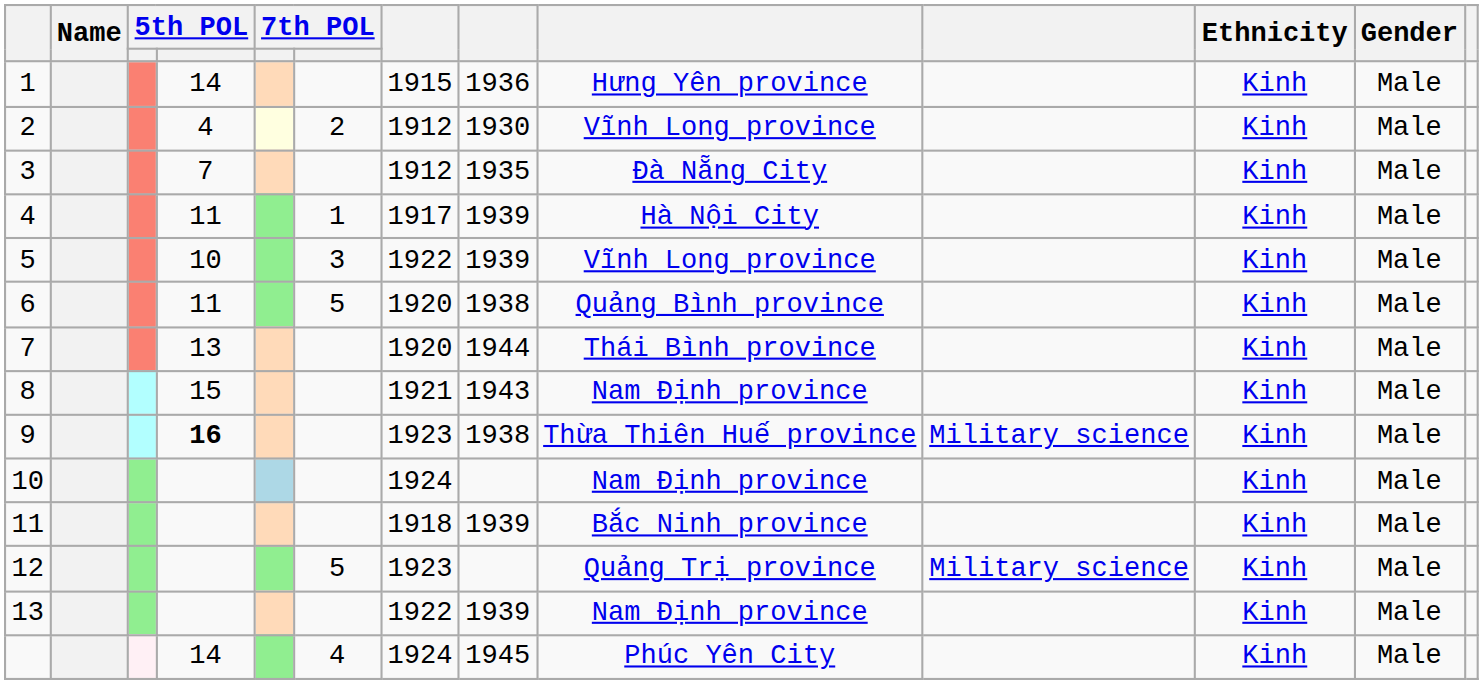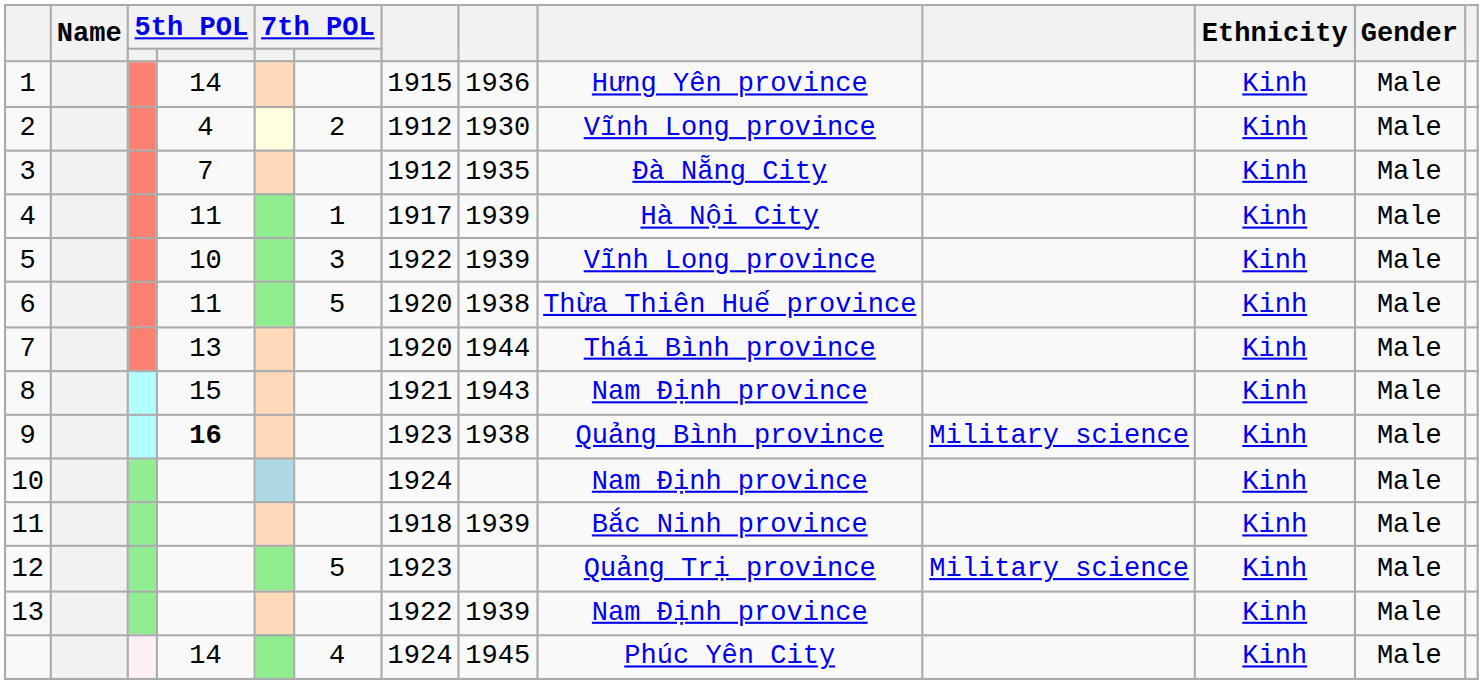(730, 304) Quảng Bình province -> (730, 304) Thừa Thiên Huế province
(730, 437) Thừa Thiên Huế province -> (730, 437) Quảng Bình province
